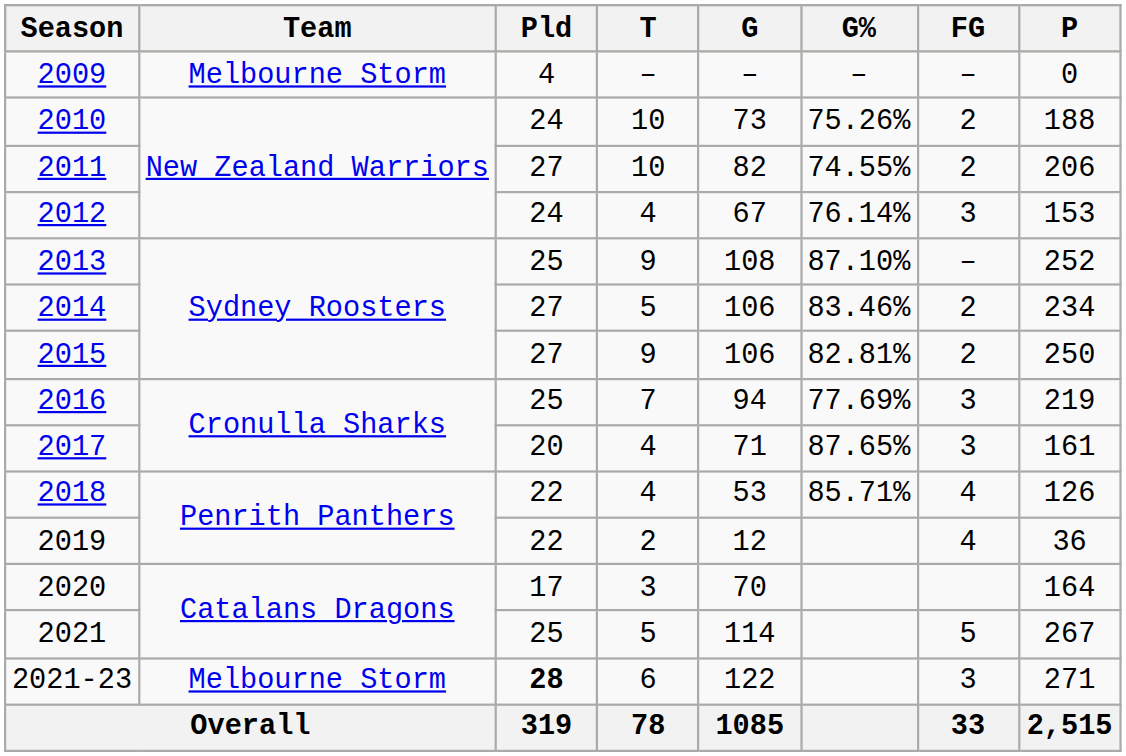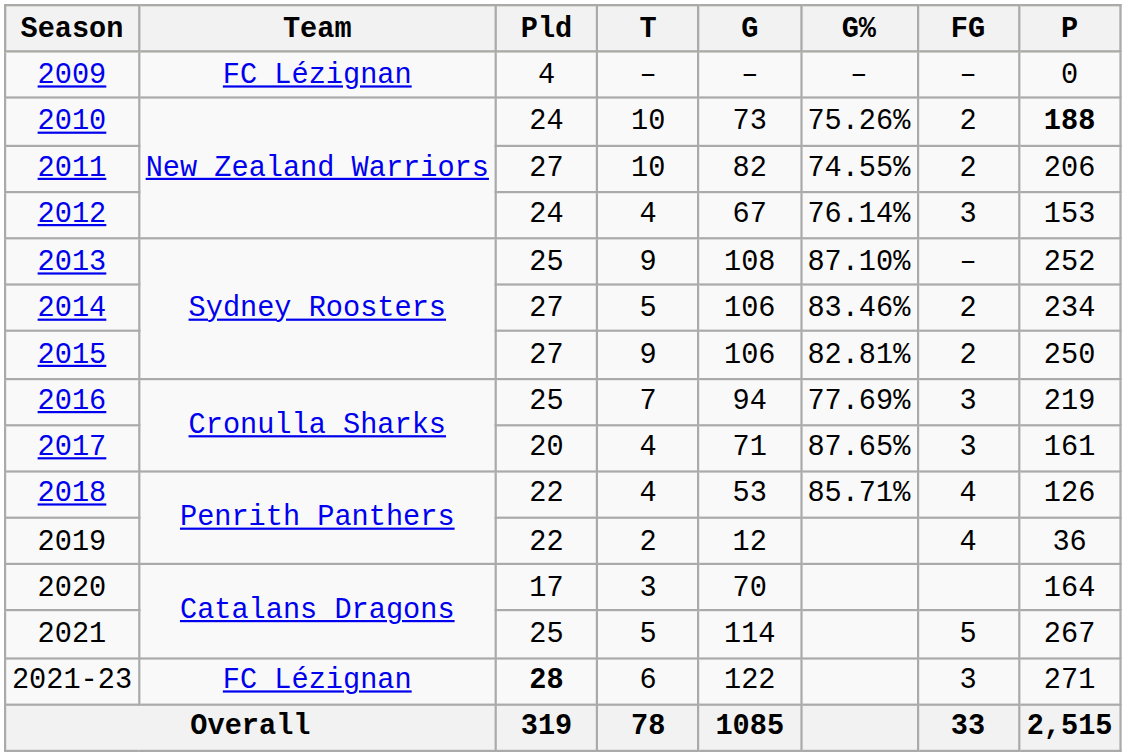(317, 75) Melbourne Storm -> (317, 75) FC Lézignan
(1070, 122) normal -> (1070, 122) bold
(317, 681) Melbourne Storm -> (317, 681) FC Lézignan
